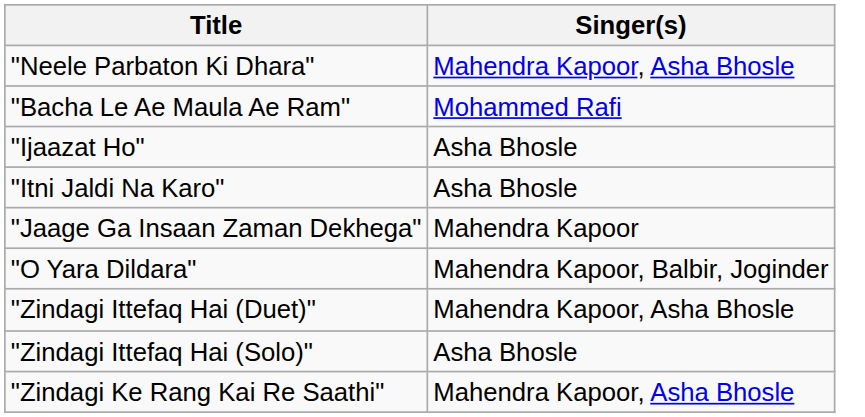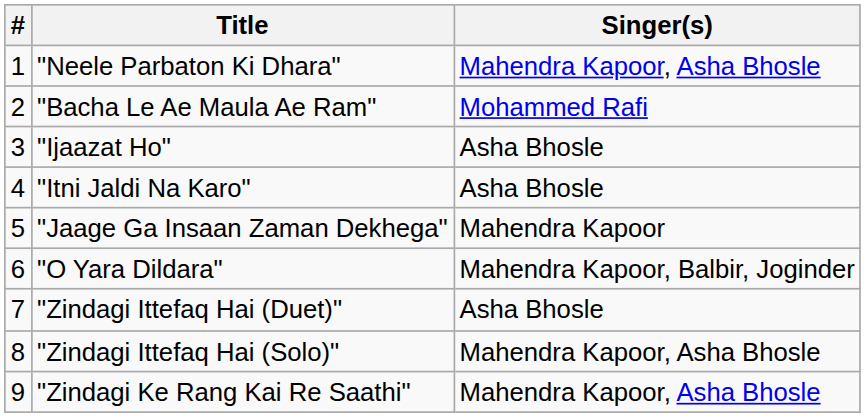+ column: (18, 25)
(614, 310) Mahendra Kapoor, Asha Bhosle -> (532, 310) Asha Bhosle
(505, 351) Asha Bhosle -> (640, 351) Mahendra Kapoor, Asha Bhosle
